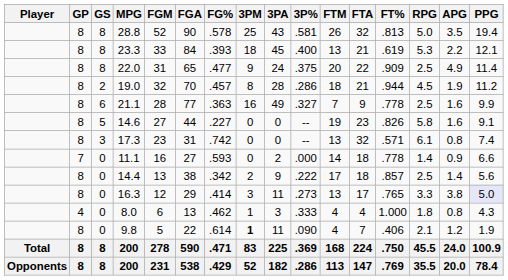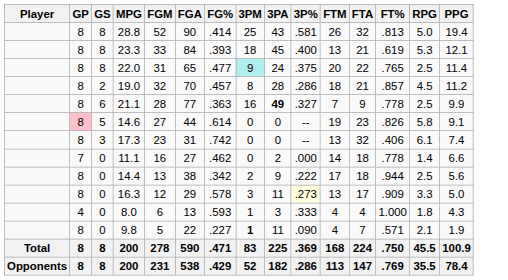- column: (455, 14)
(220, 32) .578 -> (220, 32) .414
(250, 68) no background -> (250, 68) paleturquoise background
(393, 68) .909 -> (393, 68) .765
(393, 86) .944 -> (393, 86) .857
(278, 104) normal -> (278, 104) bold
(81, 122) no background -> (81, 122) pink background
(220, 122) .227 -> (220, 122) .614
(393, 140) .571 -> (393, 140) .406
(220, 158) .593 -> (220, 158) .462
(393, 176) .857 -> (393, 176) .944
(220, 194) .414 -> (220, 194) .578
(306, 194) no background -> (306, 194) lightyellow background
(393, 194) .765 -> (393, 194) .909
(486, 194) lavender background -> (456, 194) no background
(220, 212) .462 -> (220, 212) .593
(220, 230) .614 -> (220, 230) .227
(393, 230) .406 -> (393, 230) .571
